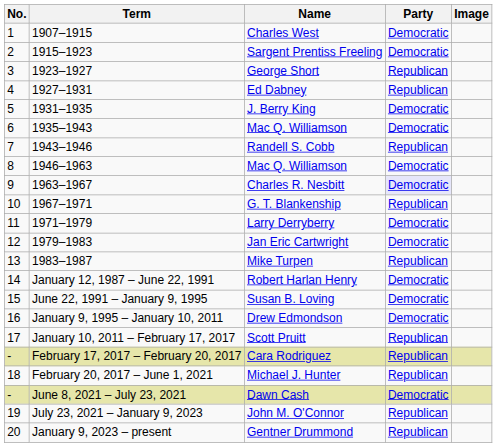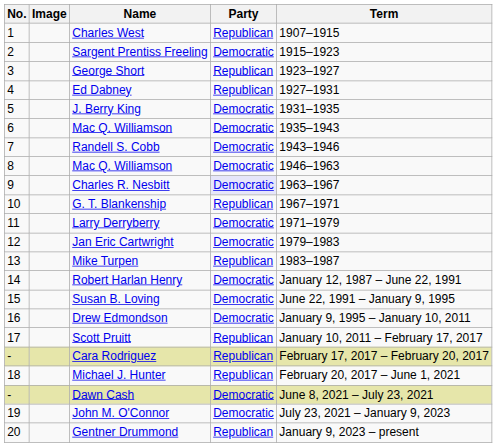columns swapped: (471, 14) <-> (137, 14)
(418, 33) Democratic -> (243, 33) Republican
(418, 147) Republican -> (243, 147) Democratic
(418, 413) Republican -> (243, 413) Democratic
